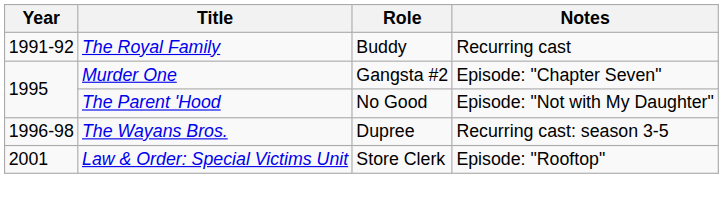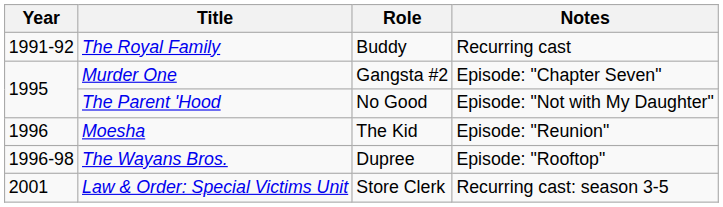+ row: (114, 131)
(563, 131) Recurring cast: season 3-5 -> (531, 159) Episode: "Rooftop"
(531, 159) Episode: "Rooftop" -> (563, 187) Recurring cast: season 3-5
